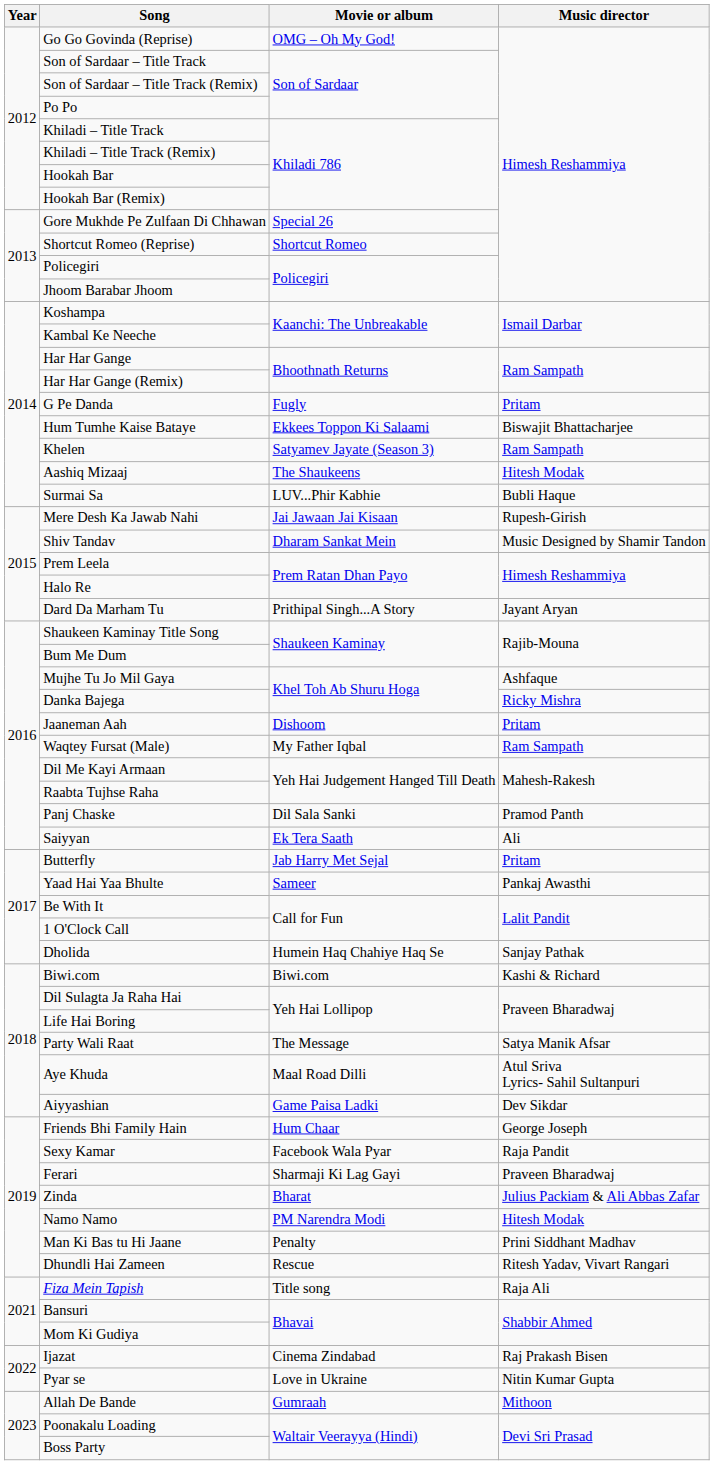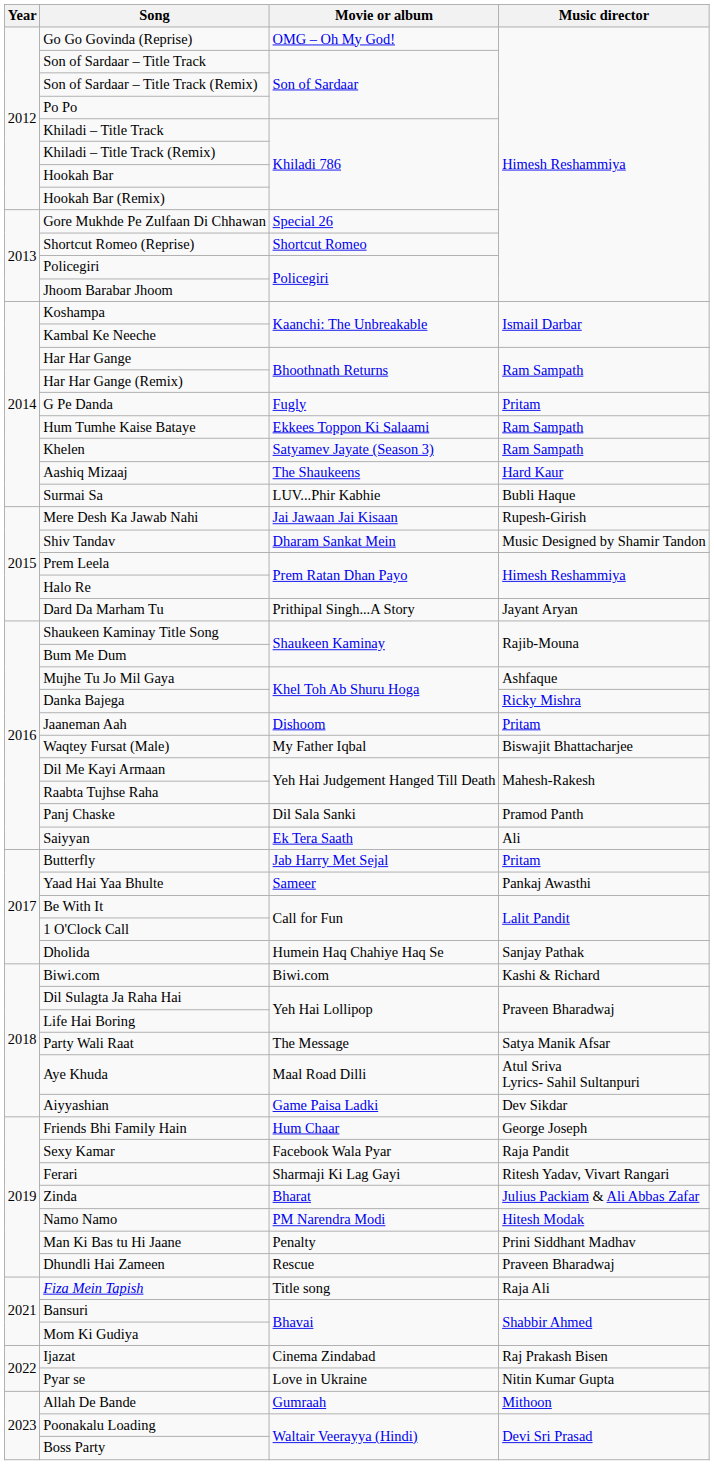(568, 426) Biswajit Bhattacharjee -> (543, 426) Ram Sampath
(543, 472) Hitesh Modak -> (533, 472) Hard Kaur
(543, 746) Ram Sampath -> (568, 746) Biswajit Bhattacharjee
(558, 1173) Praveen Bharadwaj -> (586, 1173) Ritesh Yadav, Vivart Rangari
(586, 1265) Ritesh Yadav, Vivart Rangari -> (558, 1265) Praveen Bharadwaj
